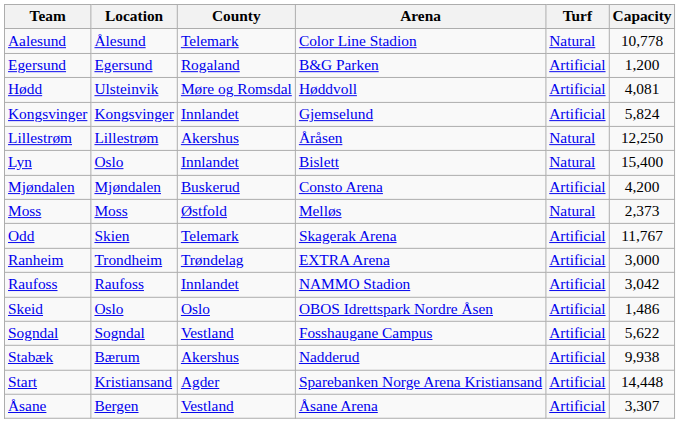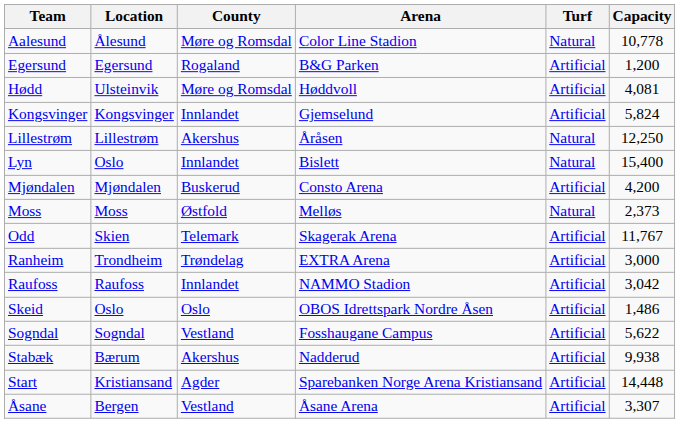(210, 41) Telemark -> (236, 41) Møre og Romsdal
